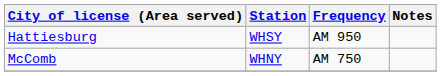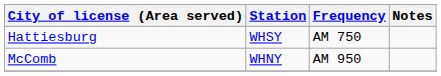(337, 38) AM 950 -> (337, 38) AM 750
(337, 60) AM 750 -> (337, 60) AM 950
